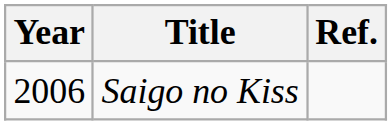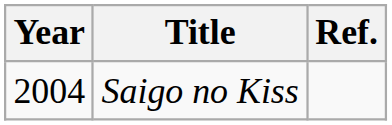(49, 89) 2006 -> (49, 89) 2004
